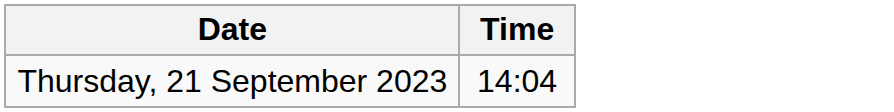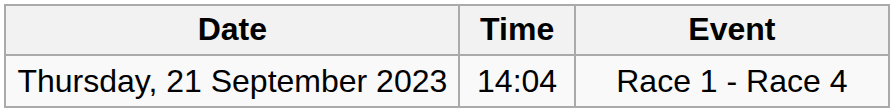+ column: (732, 29)
